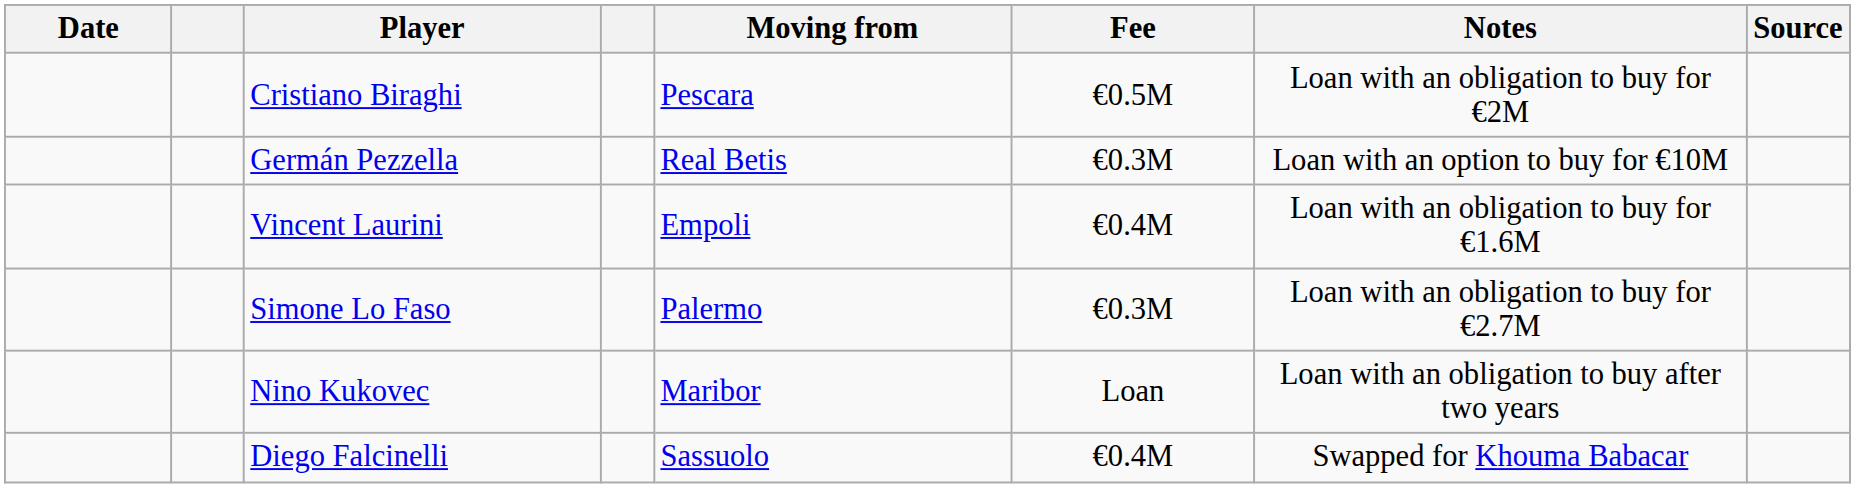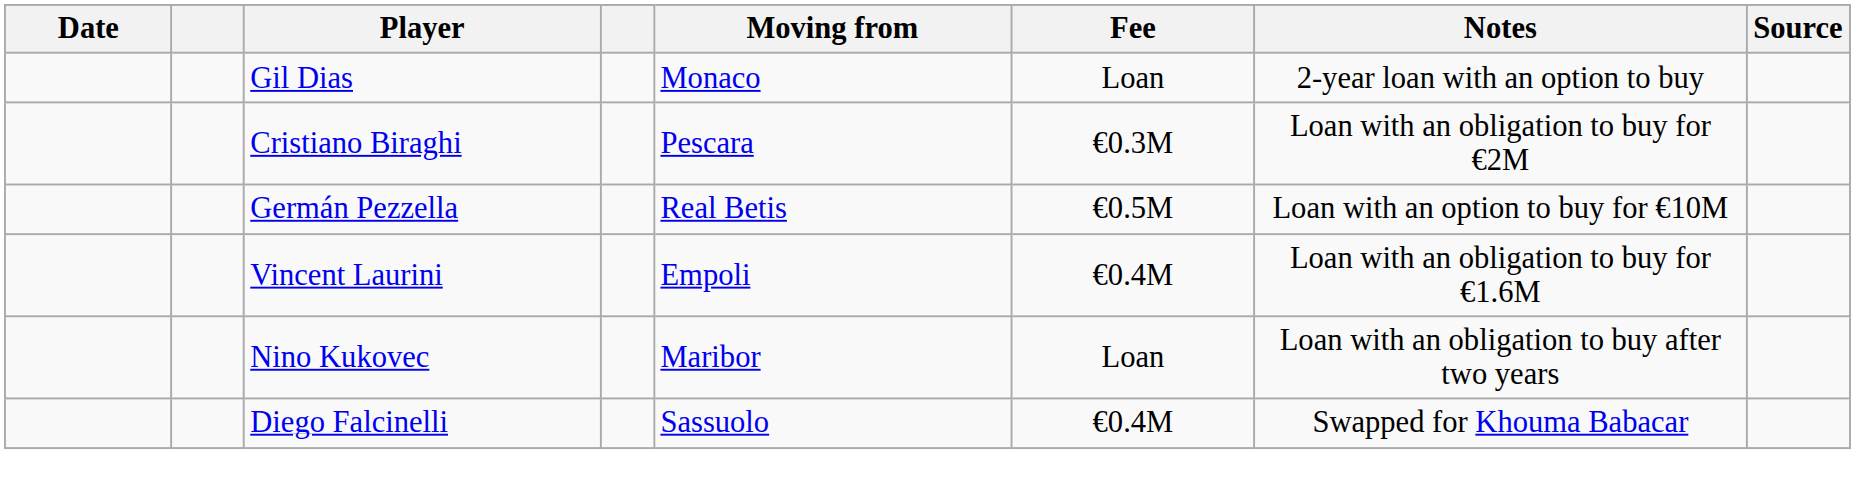+ row: (302, 77)
(1133, 94) €0.5M -> (1133, 142) €0.3M
(1133, 160) €0.3M -> (1133, 208) €0.5M
- row: (350, 308)
